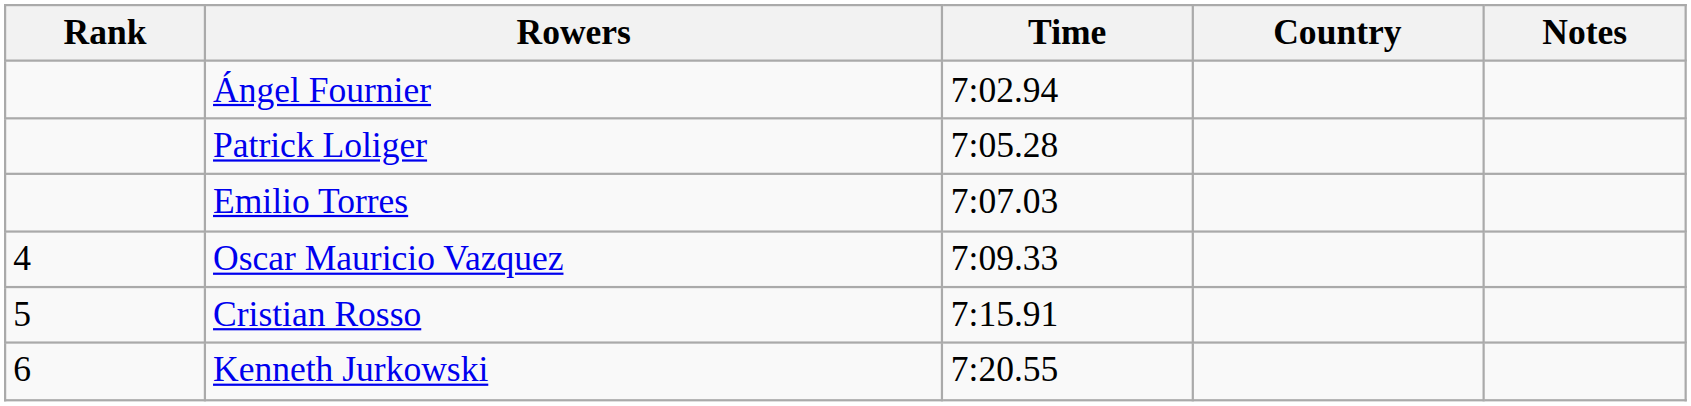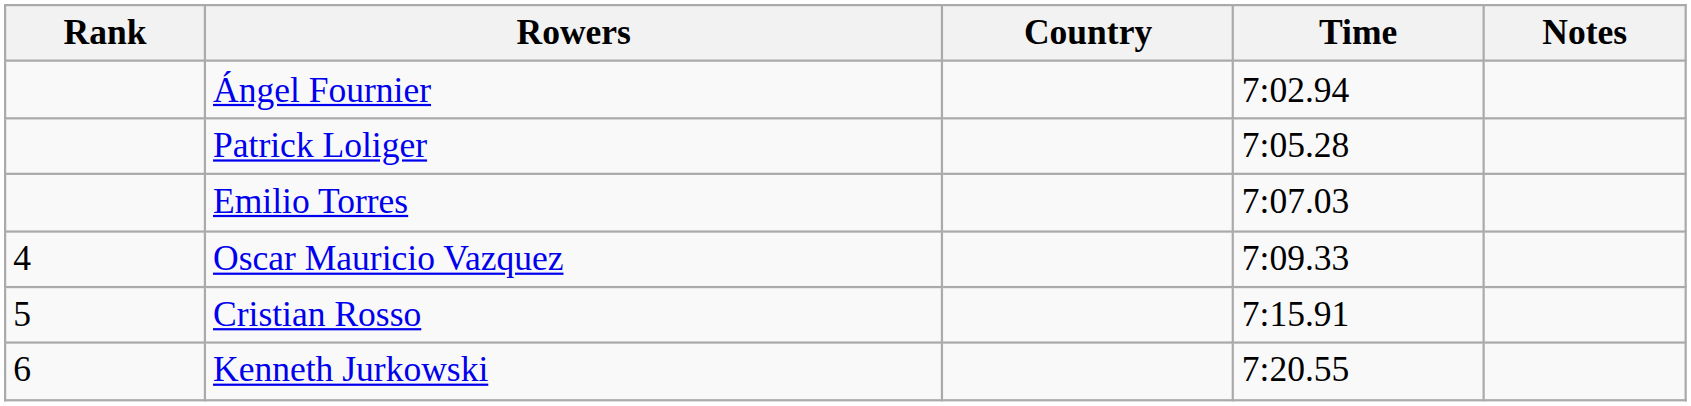columns swapped: (1337, 32) <-> (1067, 32)
